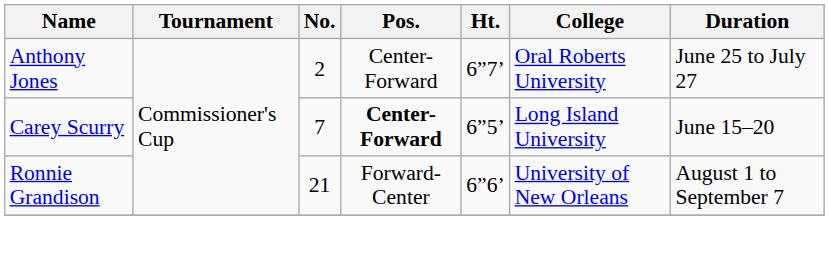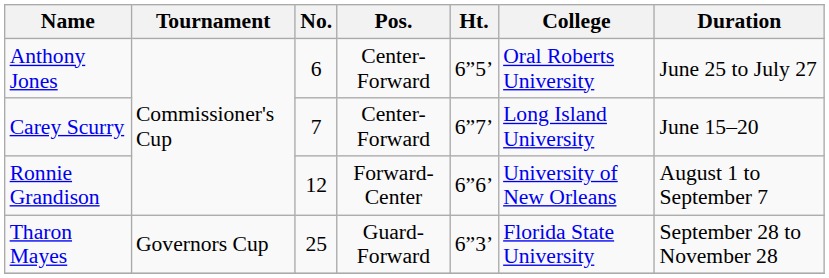(320, 68) 2 -> (316, 68) 6
(485, 68) 6”7’ -> (474, 68) 6”5’
(401, 126) bold -> (393, 126) normal
(485, 126) 6”5’ -> (474, 126) 6”7’
(320, 185) 21 -> (316, 185) 12
+ row: (41, 243)
